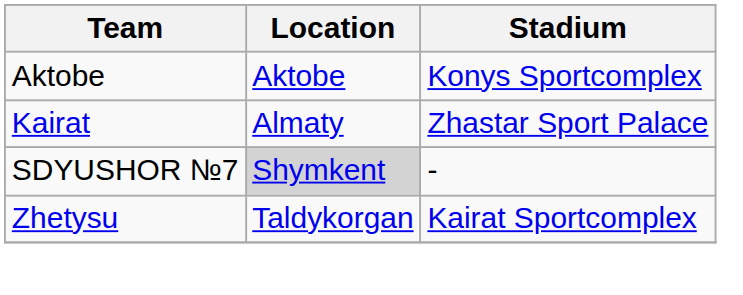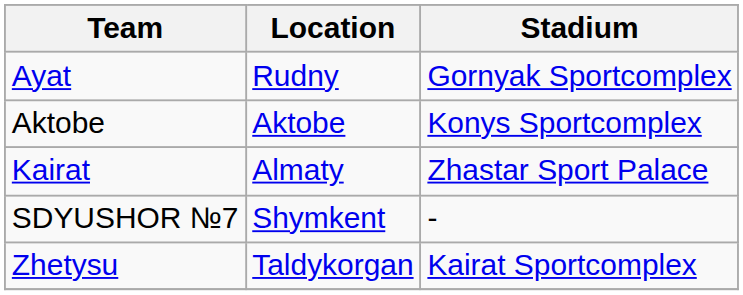+ row: (42, 75)
(319, 170) lightgrey background -> (319, 218) no background
